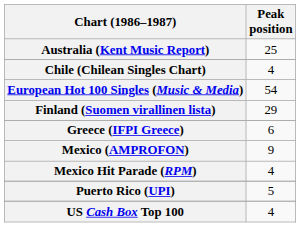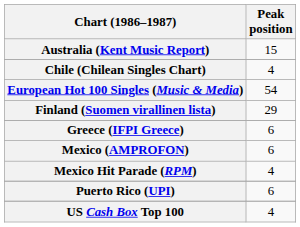(271, 49) 25 -> (271, 49) 15
(271, 150) 9 -> (271, 150) 6
(271, 191) 5 -> (271, 191) 6
